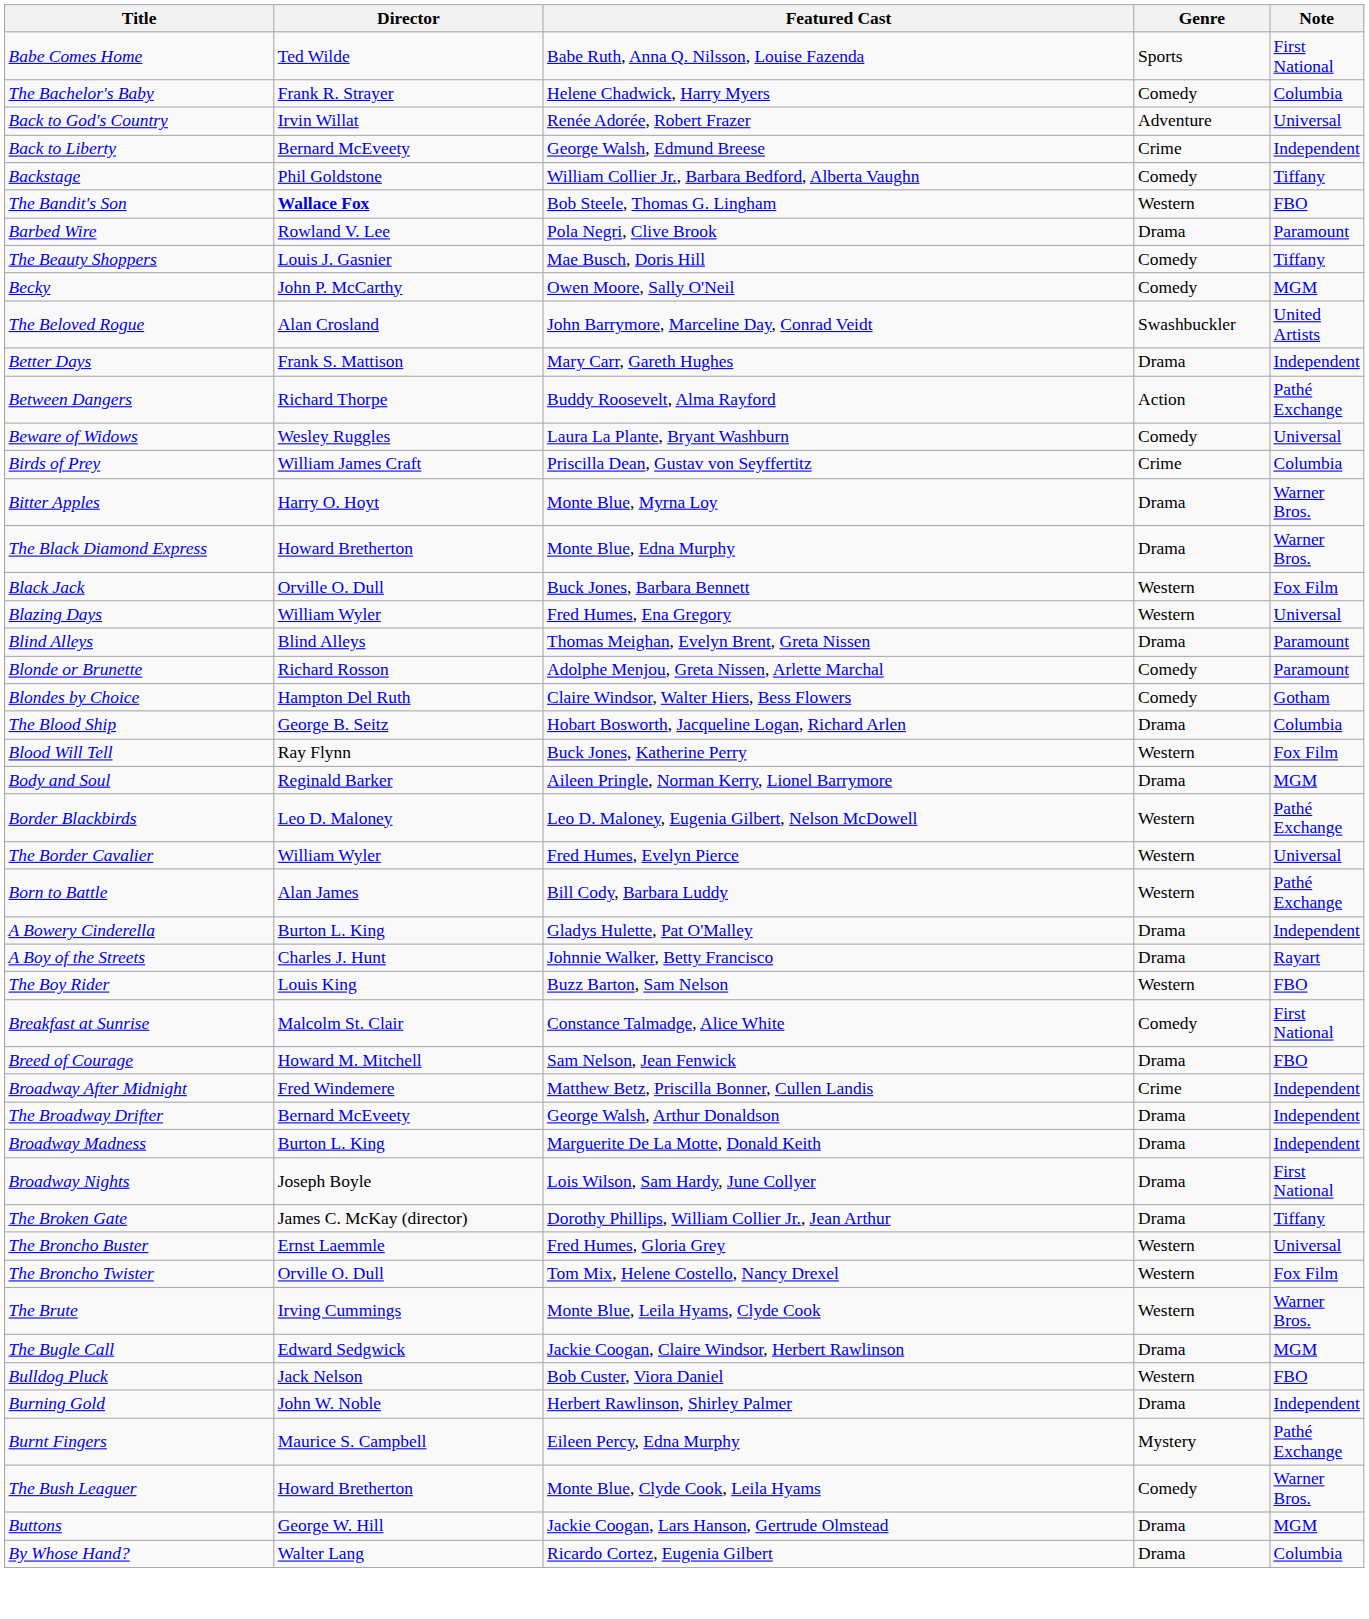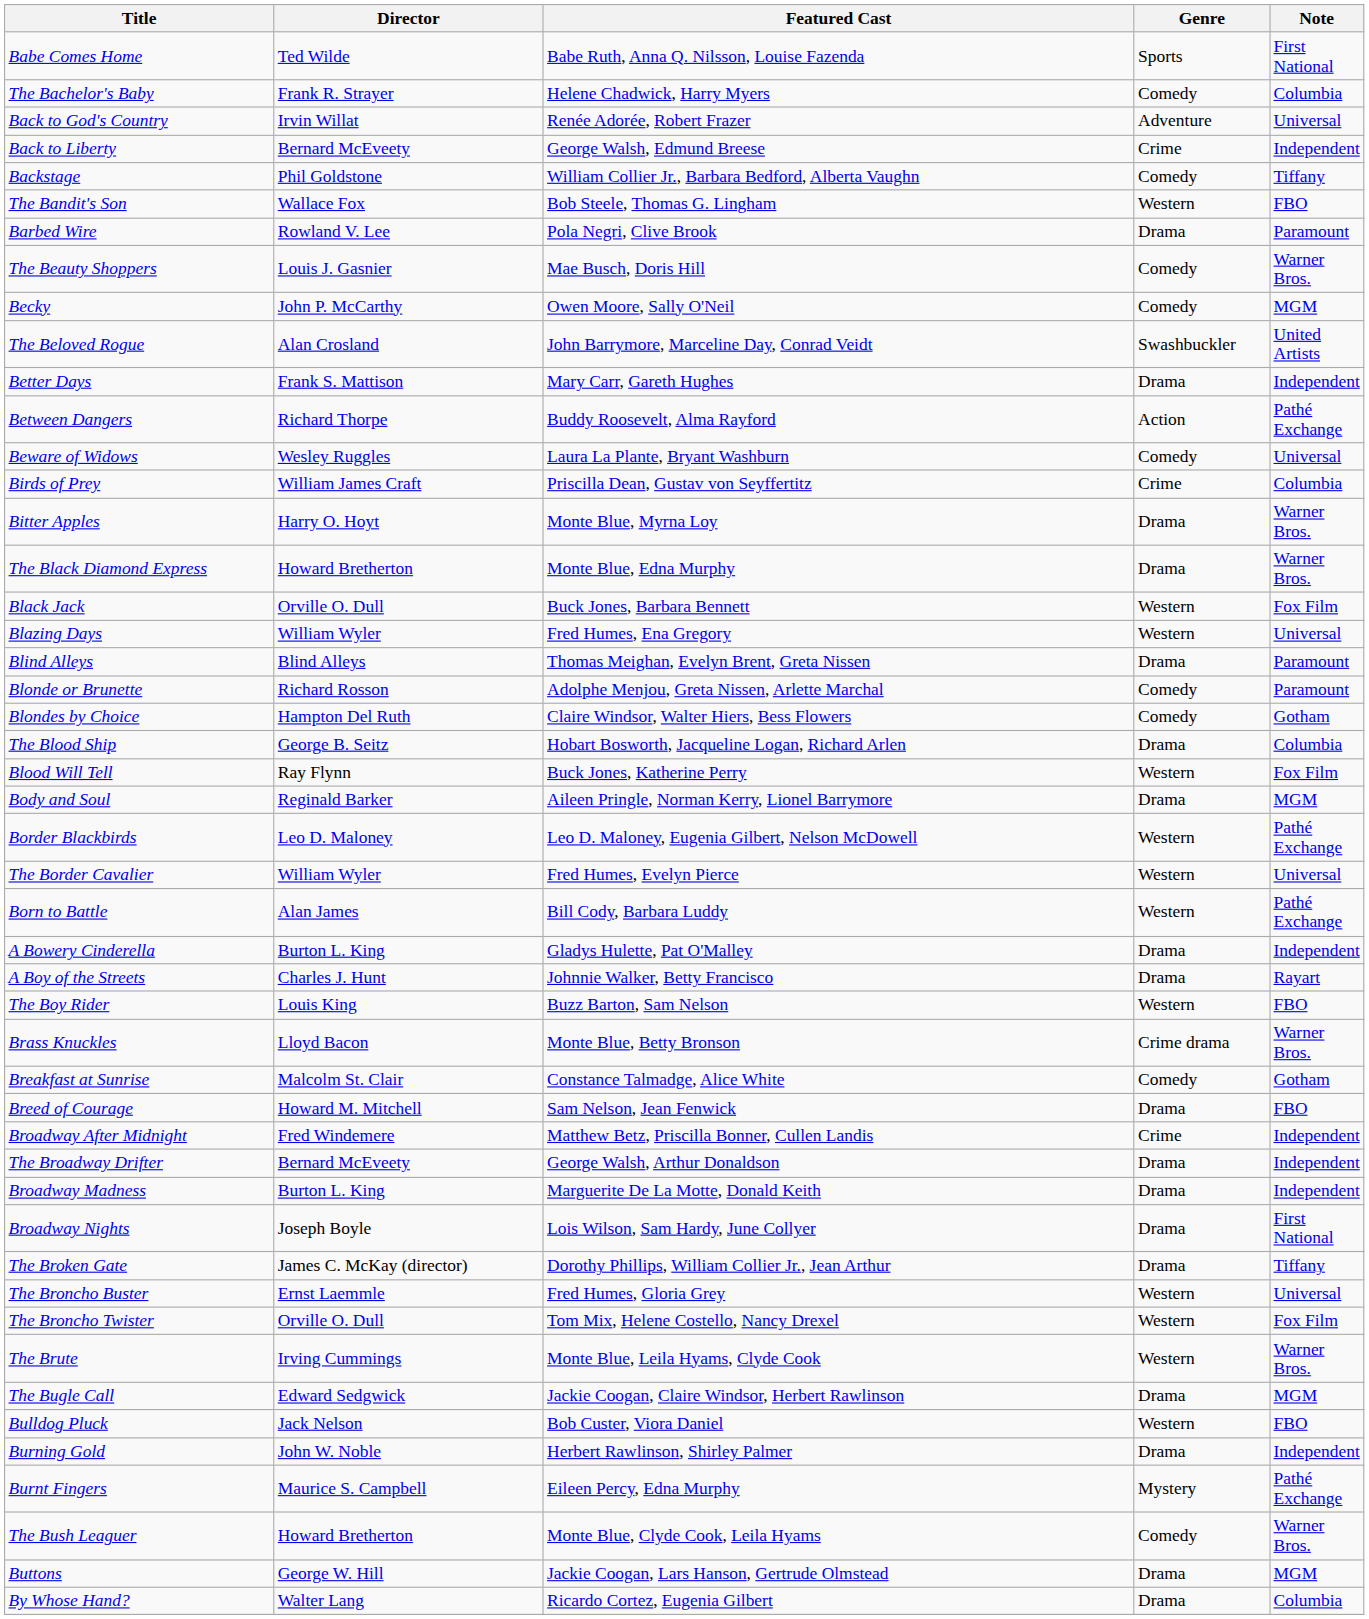(324, 203) bold -> (321, 203) normal
(1299, 259) Tiffany -> (1299, 269) Warner Bros.
+ row: (63, 1042)
(1304, 1022) First National -> (1302, 1079) Gotham
